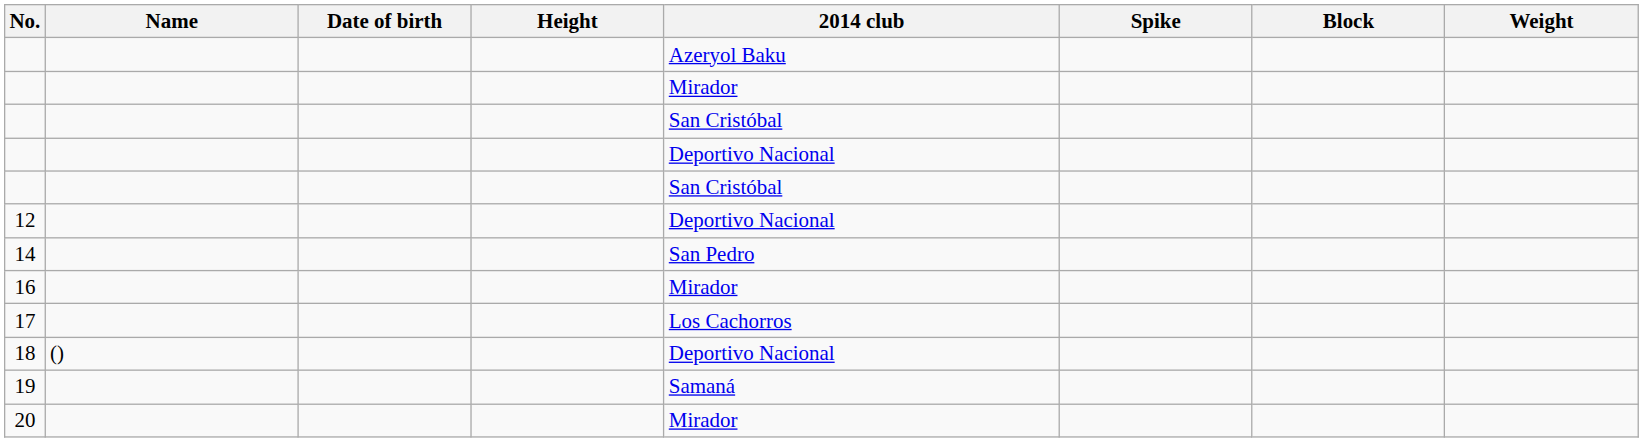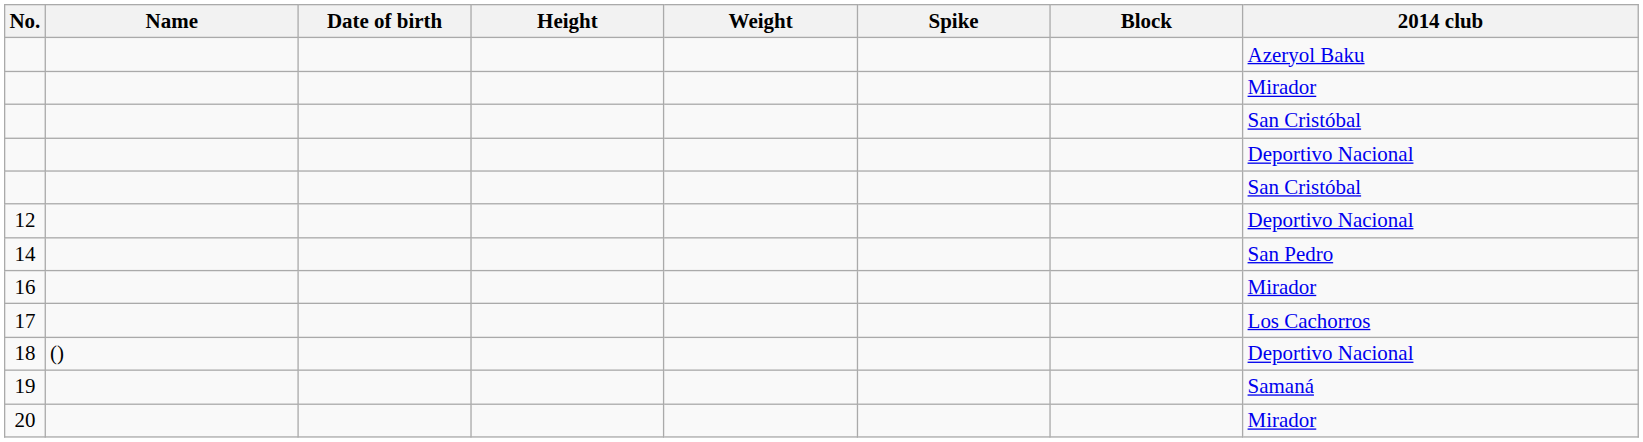columns swapped: (1542, 21) <-> (862, 21)
